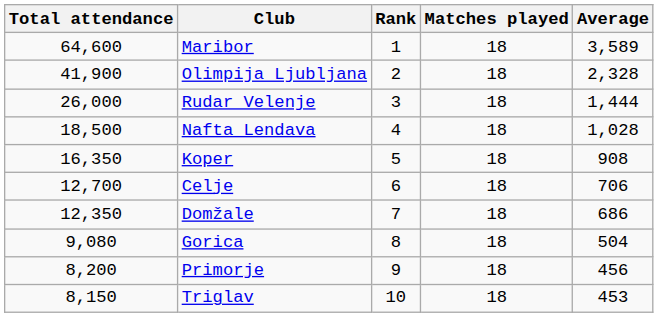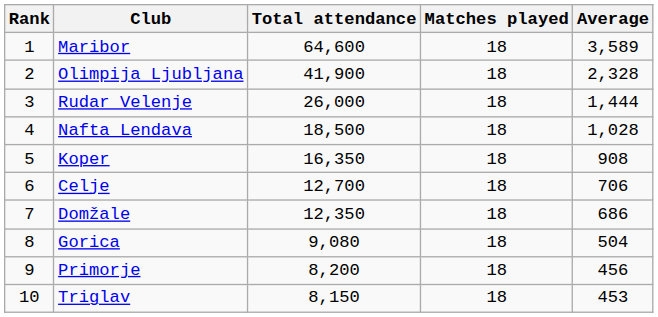columns swapped: (396, 19) <-> (91, 19)
